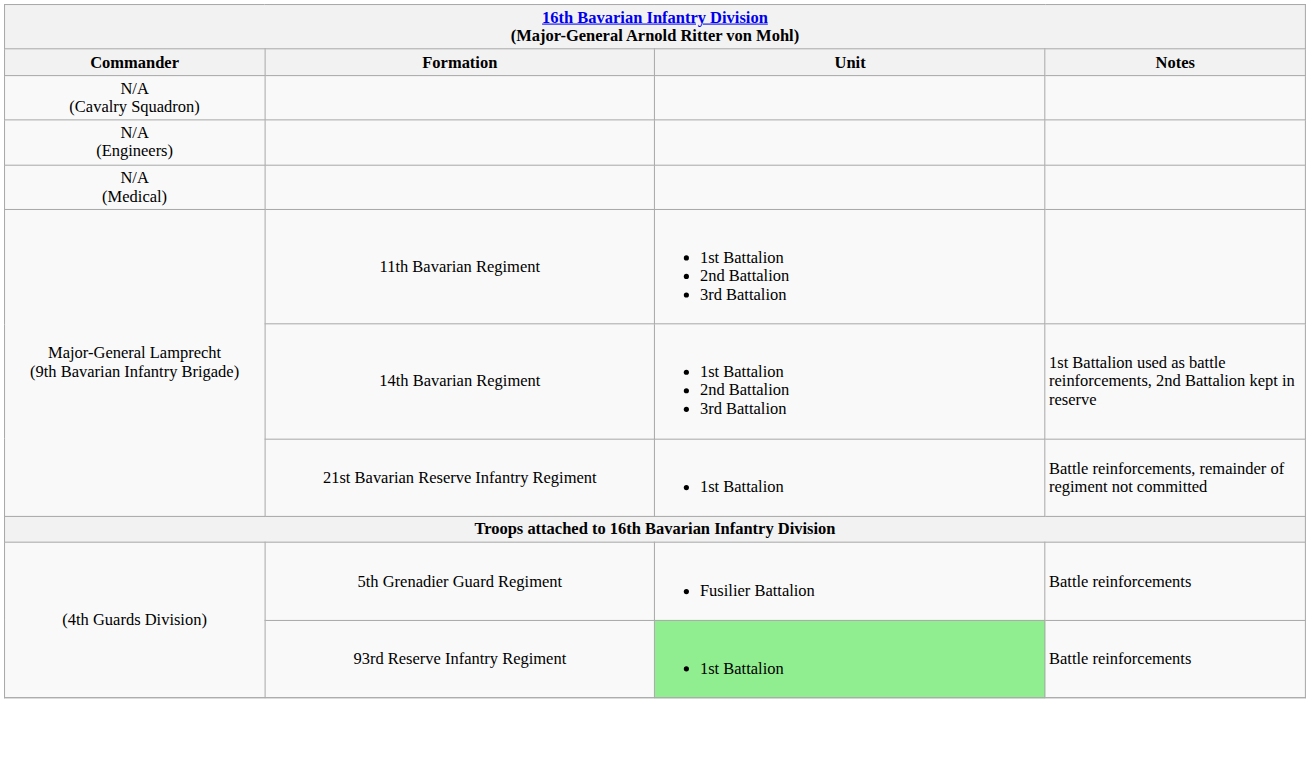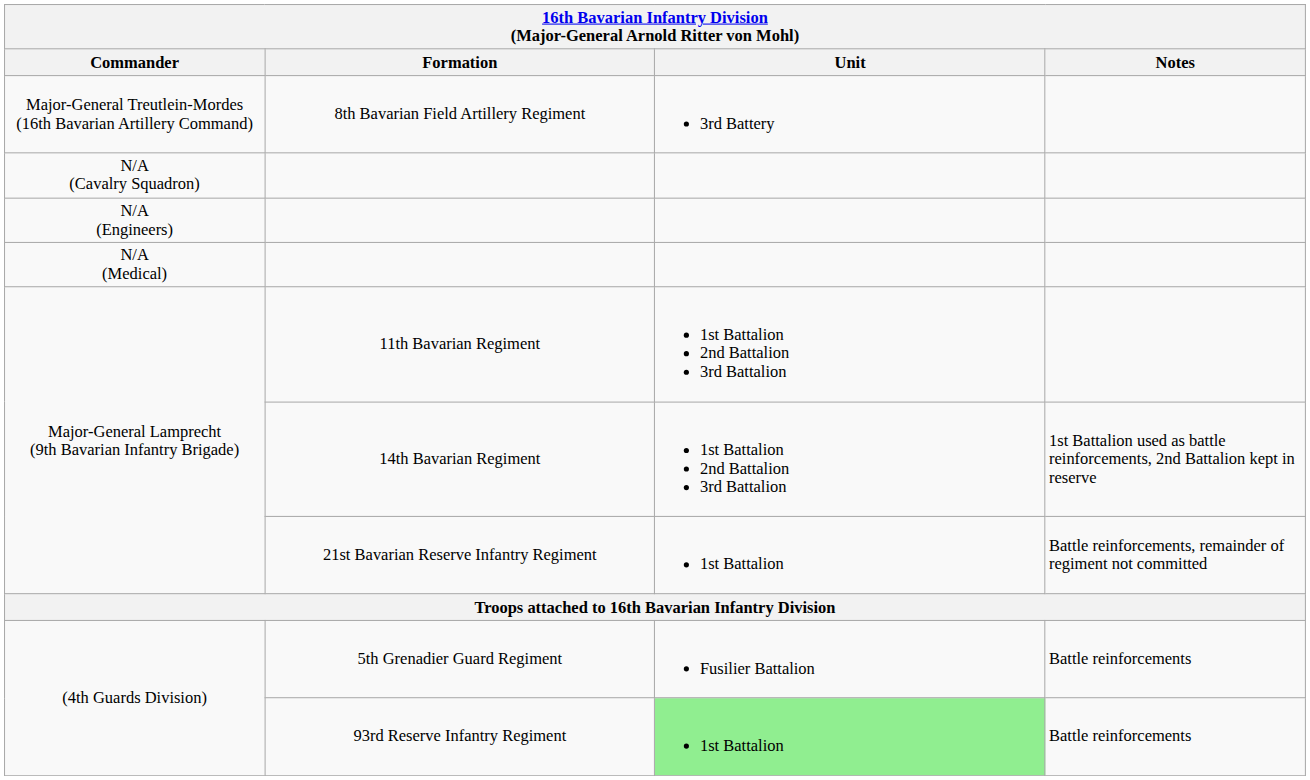+ row: (135, 114)
